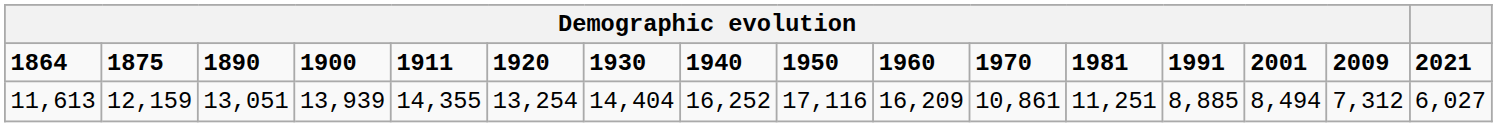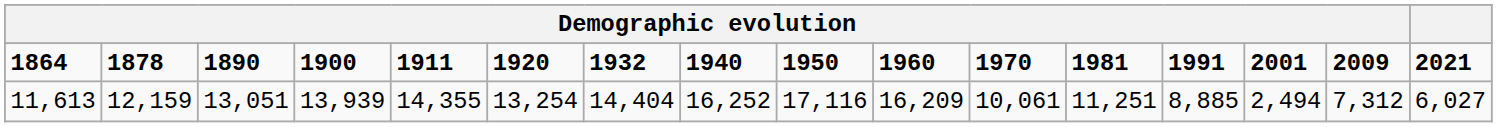(135, 63) 1875 -> (135, 63) 1878
(618, 63) 1930 -> (618, 63) 1932
(1018, 101) 10,861 -> (1018, 101) 10,061
(1286, 101) 8,494 -> (1286, 101) 2,494
